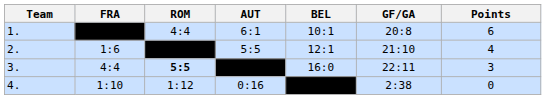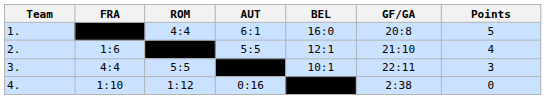(321, 31) 10:1 -> (321, 31) 16:0
(491, 31) 6 -> (491, 31) 5
(180, 67) bold -> (180, 67) normal
(321, 67) 16:0 -> (321, 67) 10:1
